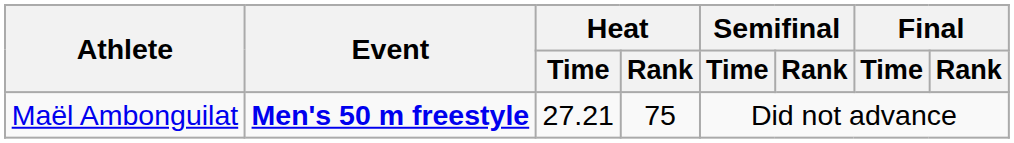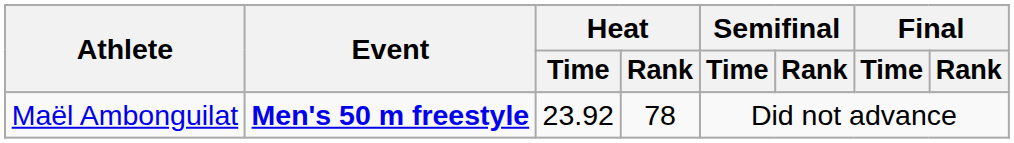(578, 115) 27.21 -> (578, 115) 23.92
(660, 115) 75 -> (660, 115) 78
